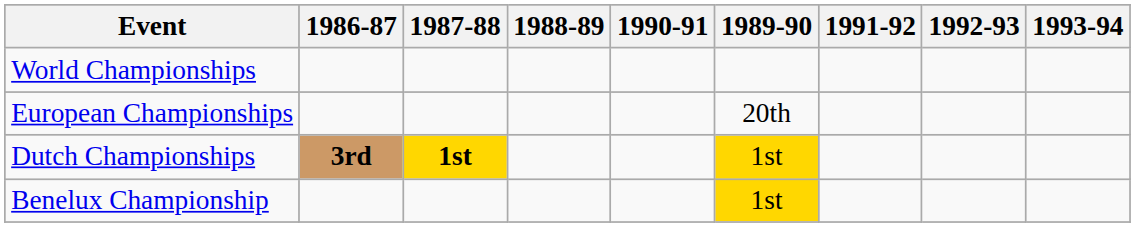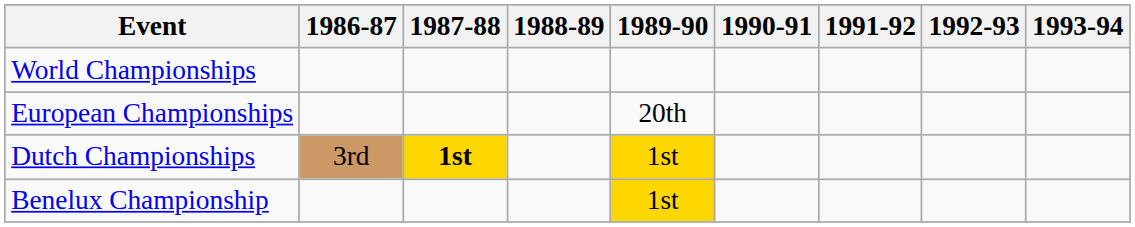columns swapped: (767, 26) <-> (663, 26)
(351, 156) bold -> (351, 156) normal
